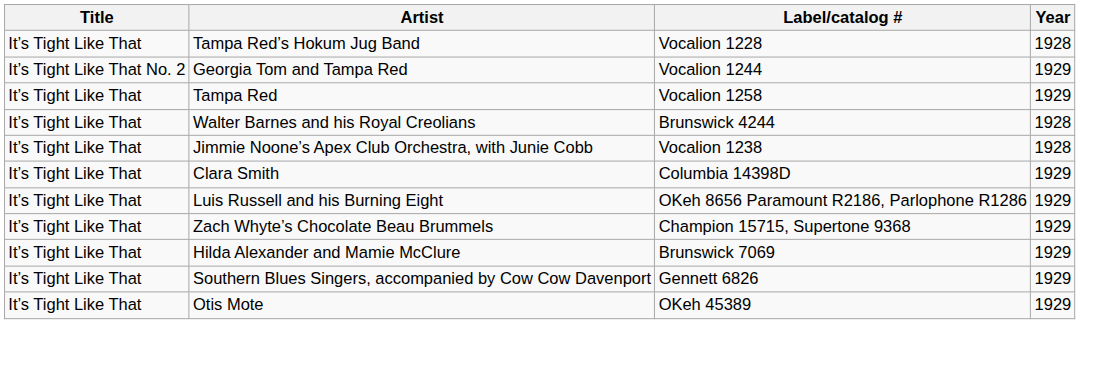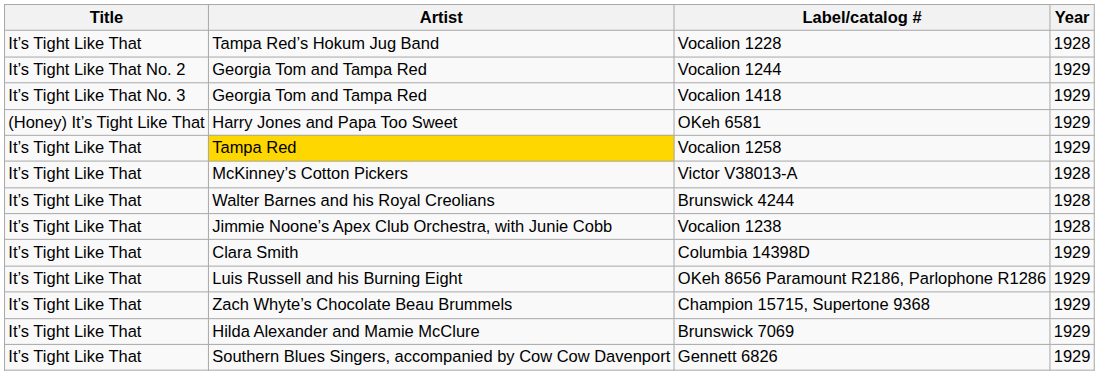+ row: (730, 95)
+ row: (720, 122)
(235, 95) no background -> (254, 148) gold background
+ row: (738, 174)
- row: (705, 305)
